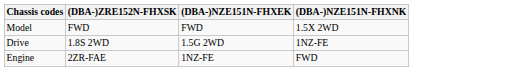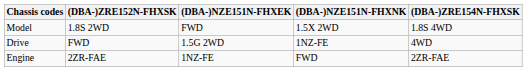+ column: (465, 12)
(79, 27) FWD -> (88, 27) 1.8S 2WD
(88, 43) 1.8S 2WD -> (79, 43) FWD
